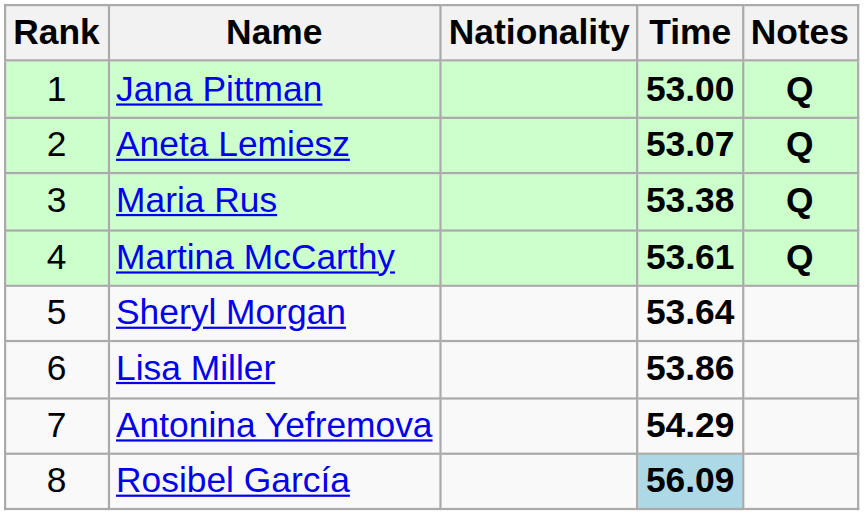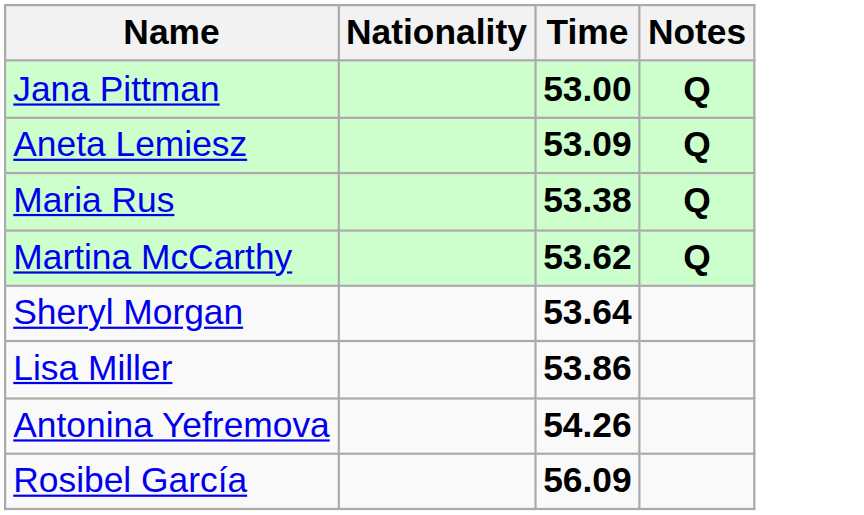- column: (56, 32)
(690, 144) 53.07 -> (587, 144) 53.09
(690, 256) 53.61 -> (587, 256) 53.62
(690, 425) 54.29 -> (587, 425) 54.26
(690, 481) lightblue background -> (587, 481) no background
